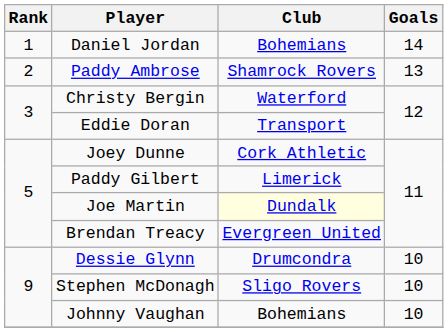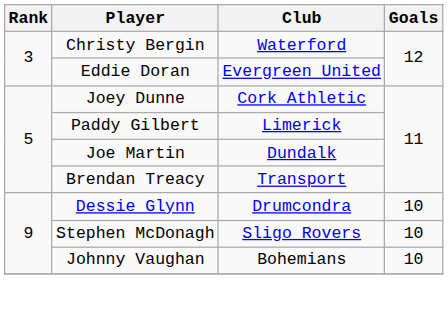- row: (135, 45)
- row: (135, 72)
(302, 126) Transport -> (302, 72) Evergreen United
(302, 206) lightyellow background -> (302, 153) no background
(302, 233) Evergreen United -> (302, 180) Transport
